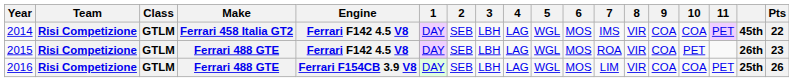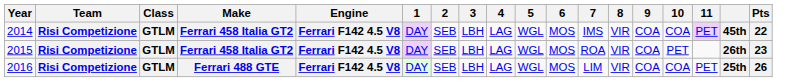(237, 49) Ferrari 488 GTE -> (237, 49) Ferrari 458 Italia GT2
(358, 67) Ferrari F154CB 3.9 V8 -> (349, 67) Ferrari F142 4.5 V8
